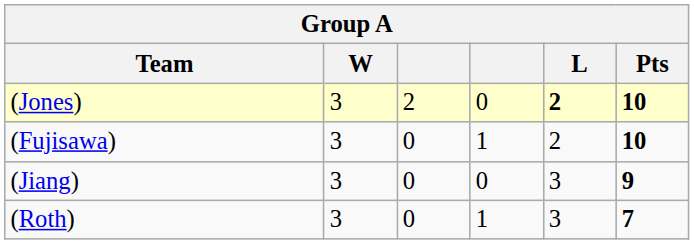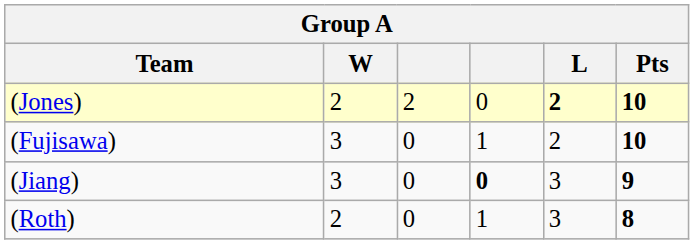(336, 102) 3 -> (336, 102) 2
(482, 180) normal -> (482, 180) bold
(336, 219) 3 -> (336, 219) 2
(628, 219) 7 -> (628, 219) 8
